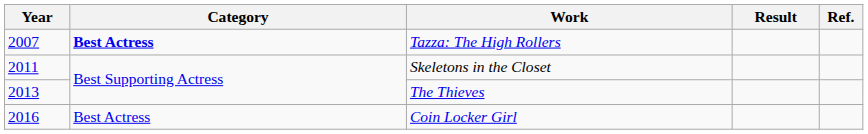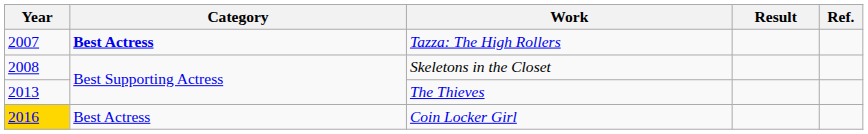(23, 66) 2011 -> (24, 66) 2008
(24, 116) no background -> (24, 116) gold background
